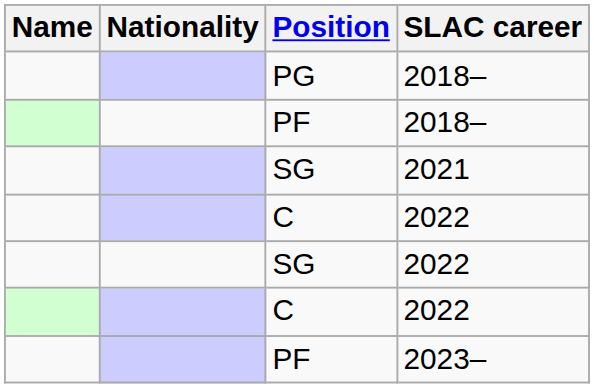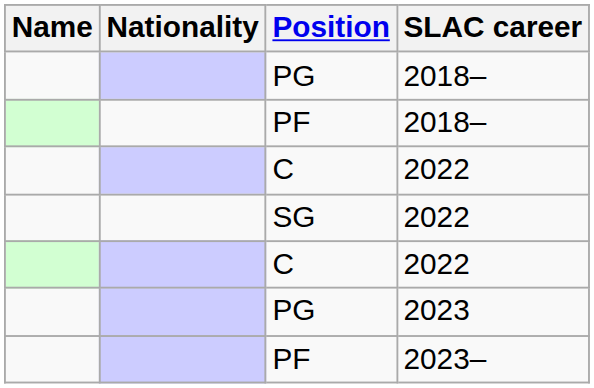- row: (294, 169)
+ row: (294, 311)
